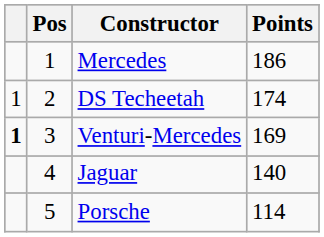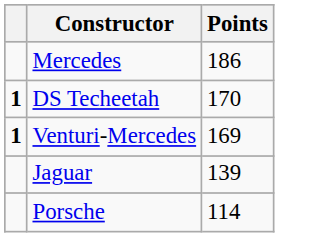- column: (50, 22)
(16, 98) normal -> (16, 98) bold
(269, 98) 174 -> (224, 98) 170
(269, 173) 140 -> (224, 173) 139
